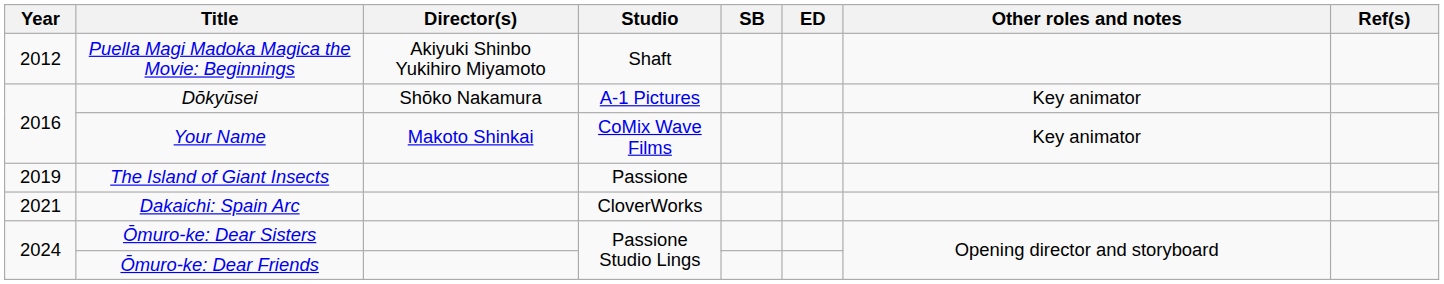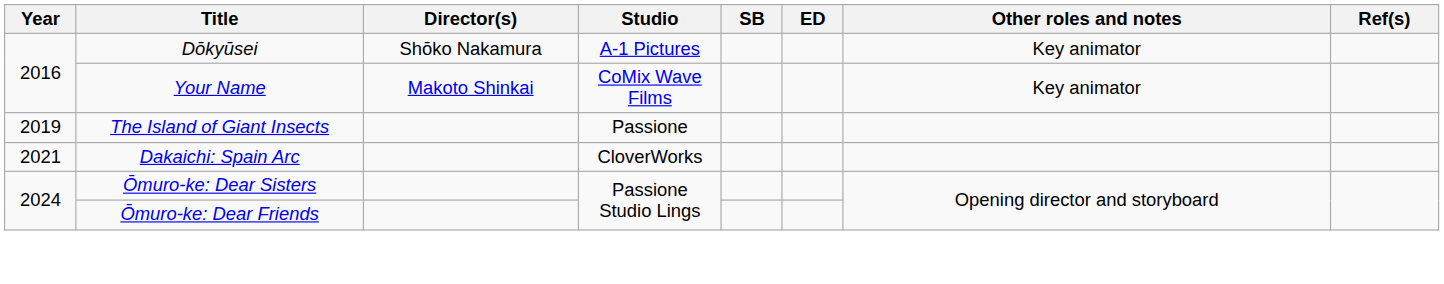- row: (220, 58)
